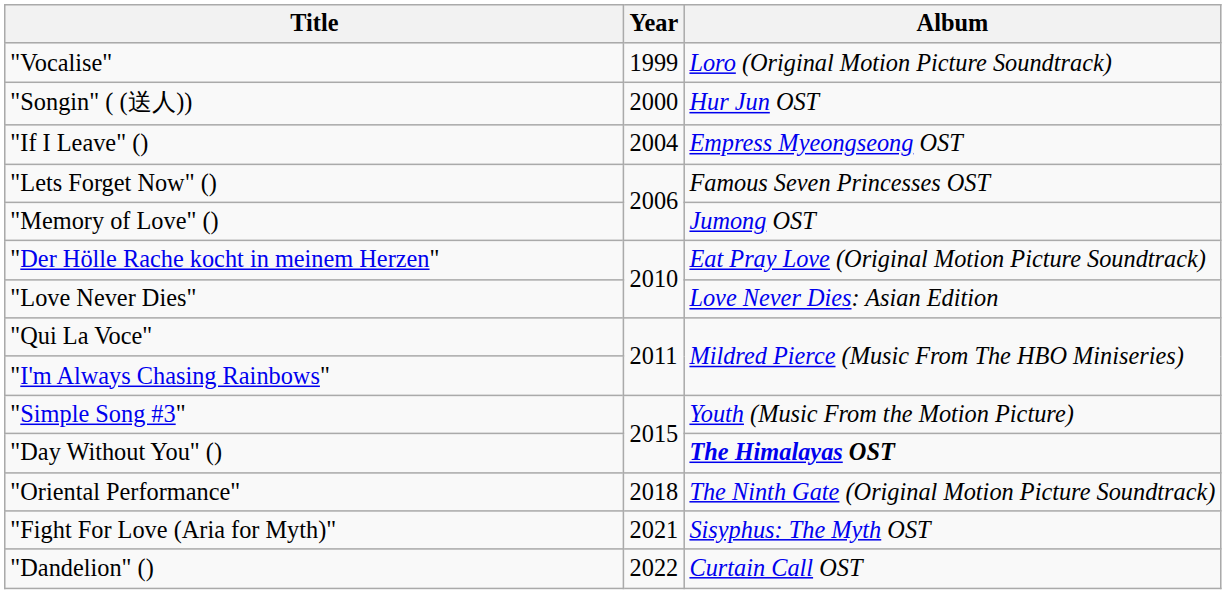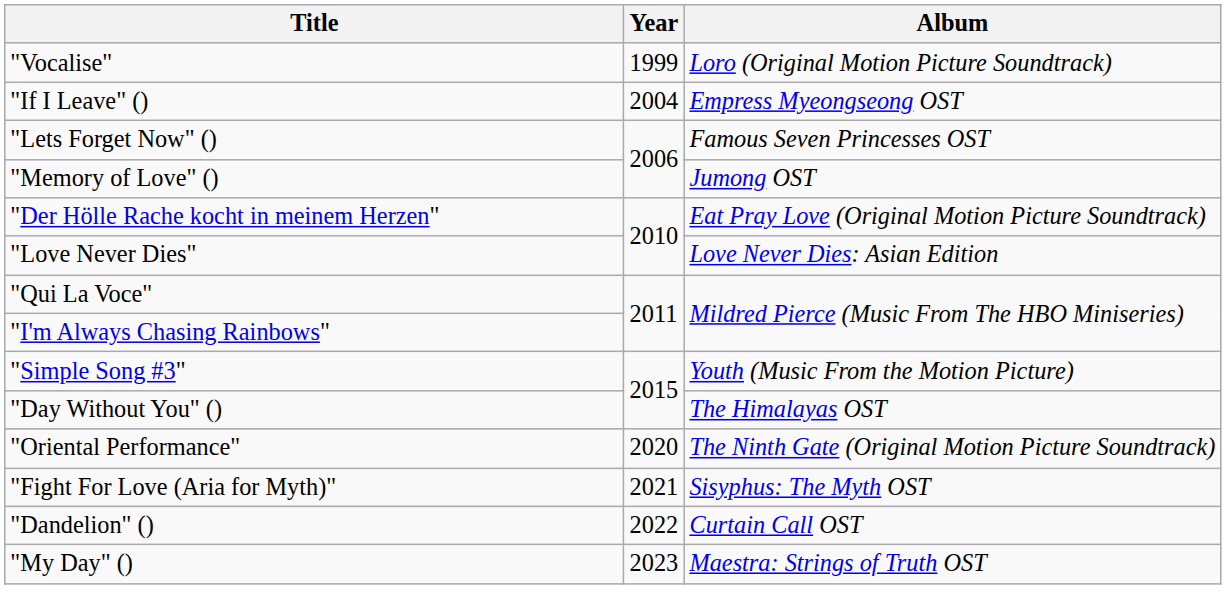- row: (101, 102)
(792, 452) bold -> (788, 409) normal
(654, 491) 2018 -> (654, 448) 2020
+ row: (72, 563)
